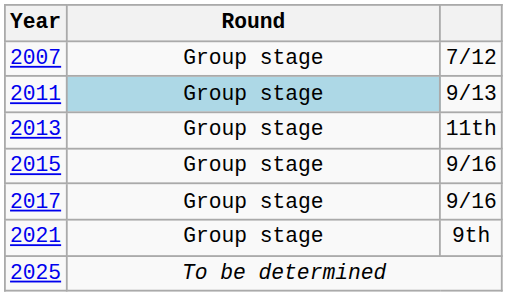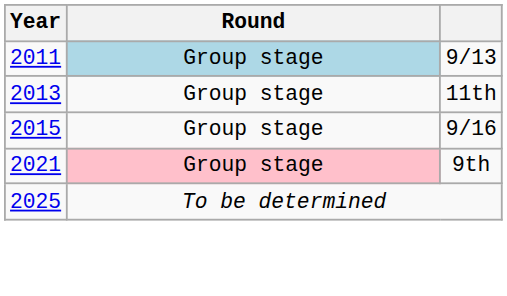- row: (36, 58)
- row: (36, 201)
(253, 237) no background -> (253, 166) pink background
